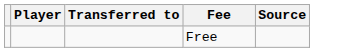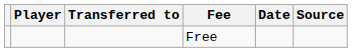+ column: (274, 15)
